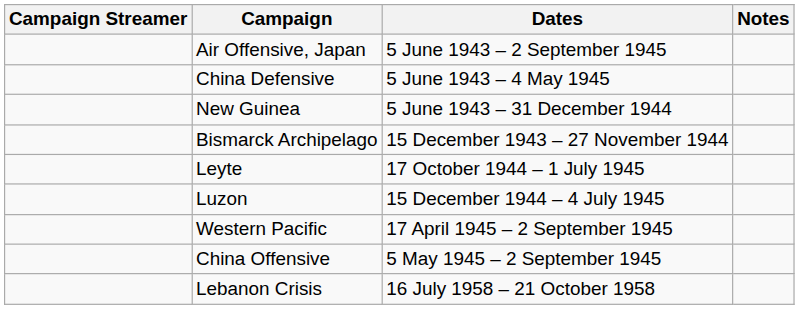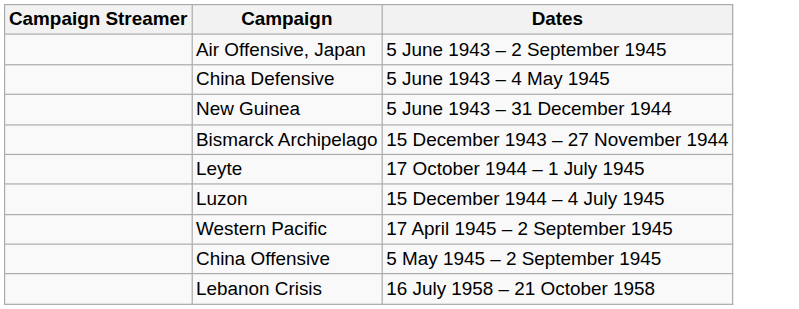- column: (763, 19)
